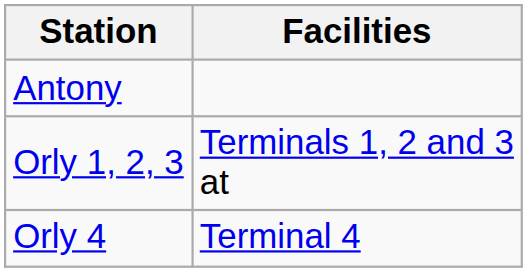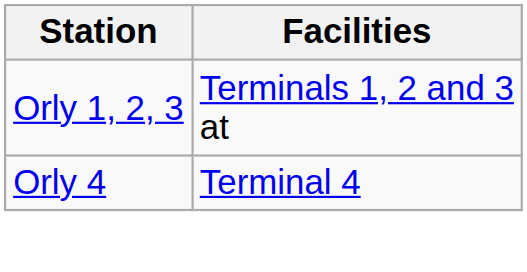- row: (67, 87)
